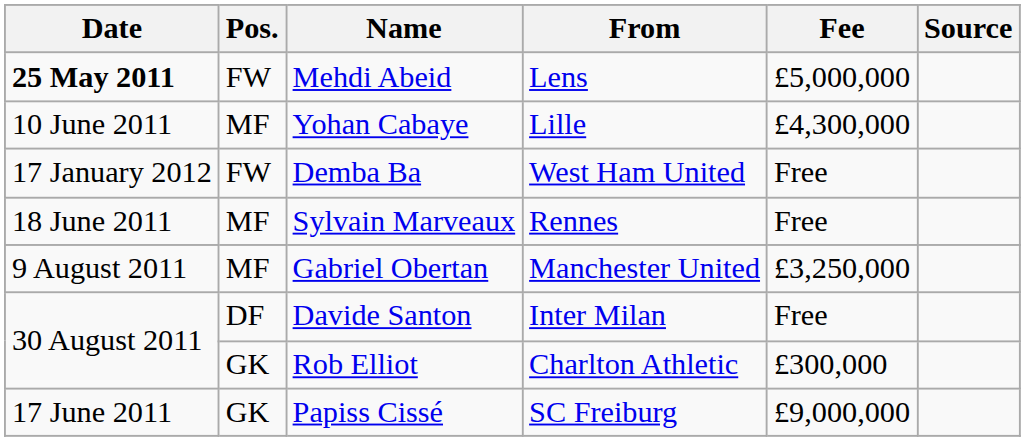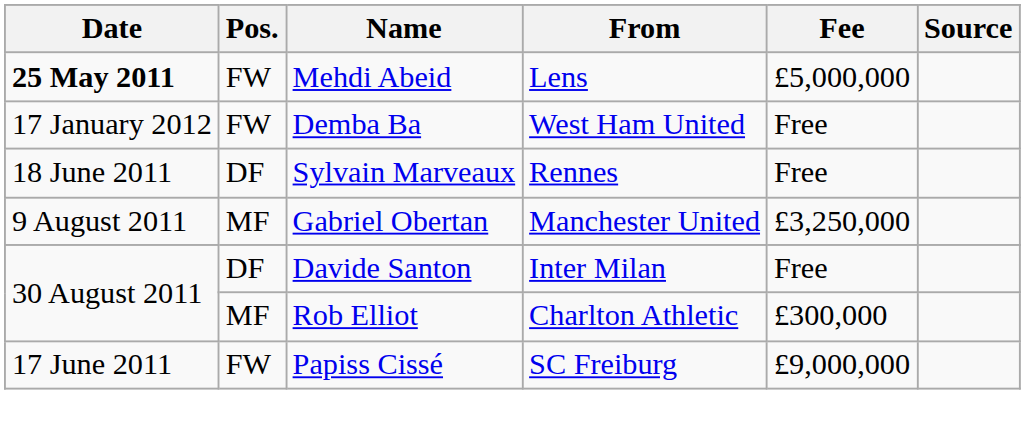- row: (381, 124)
(248, 220) MF -> (245, 172) DF
(248, 364) GK -> (248, 316) MF
(248, 412) GK -> (248, 364) FW
